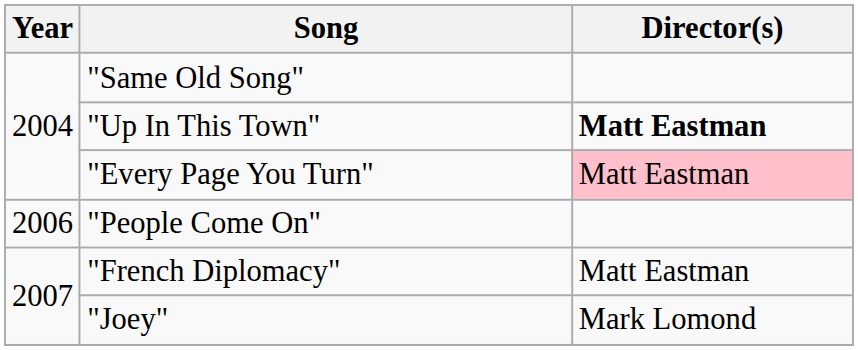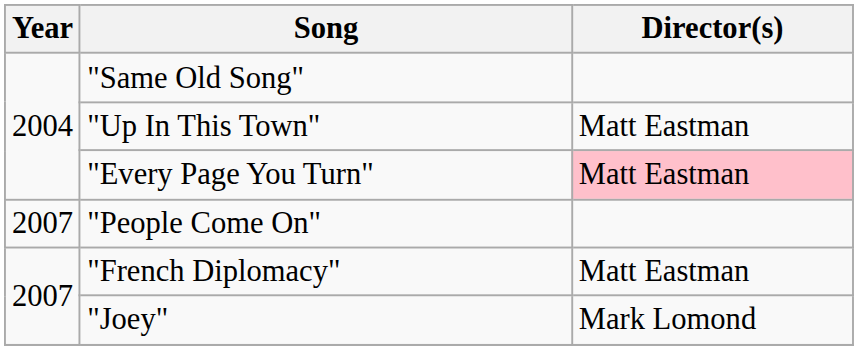(673, 125) bold -> (664, 125) normal
(43, 222) 2006 -> (43, 222) 2007
